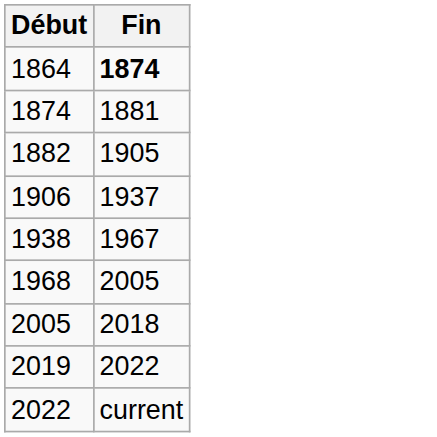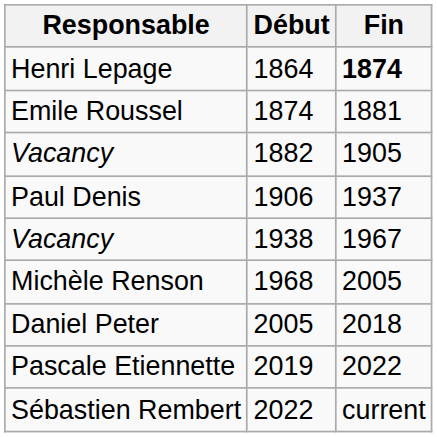+ column: (126, 25)
